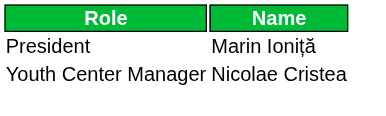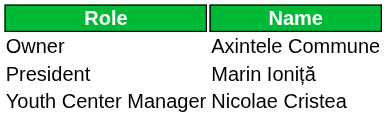+ row: (35, 46)
